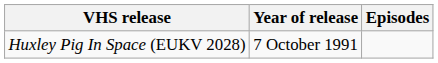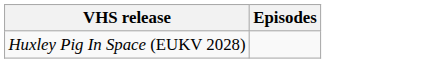- column: (306, 17)
